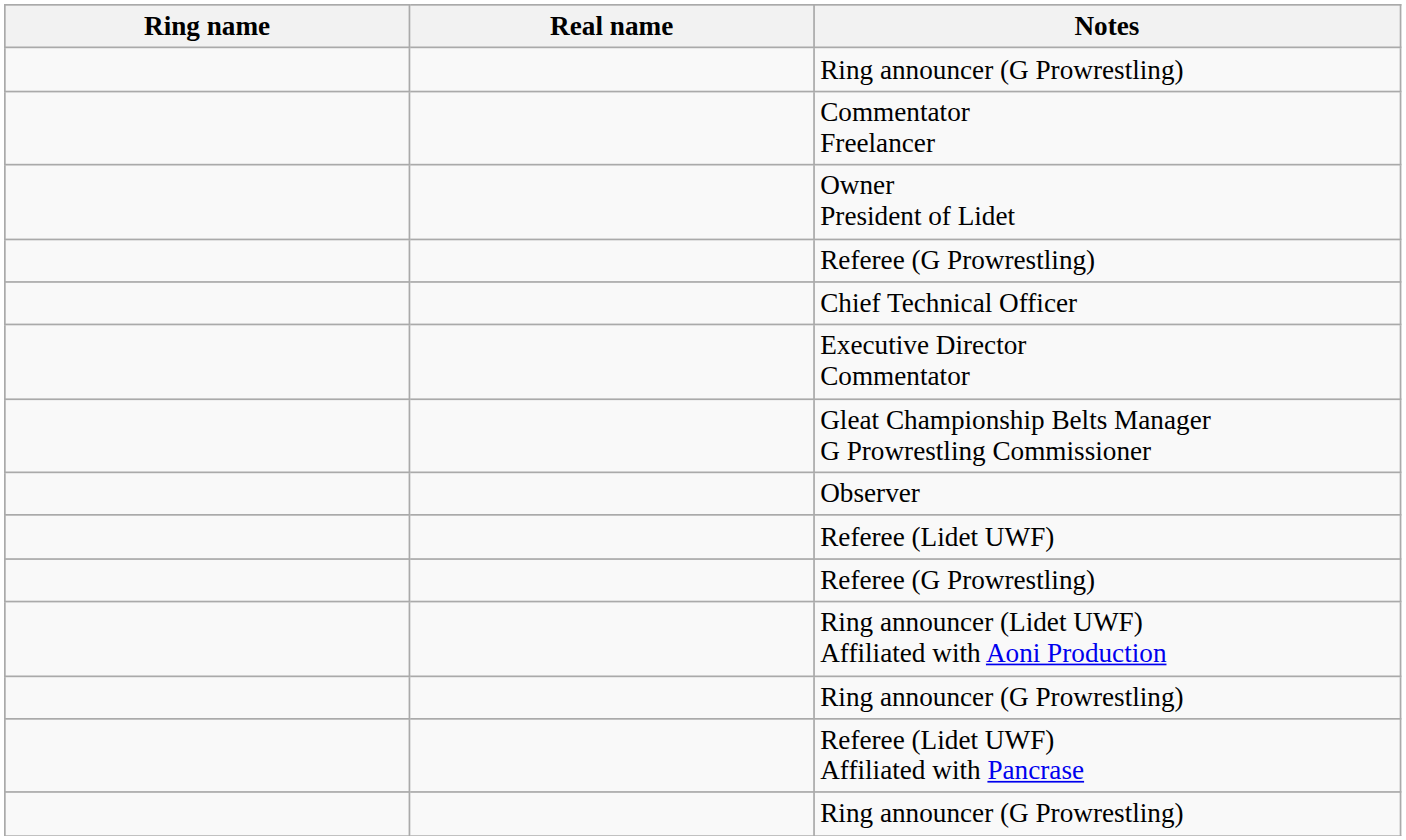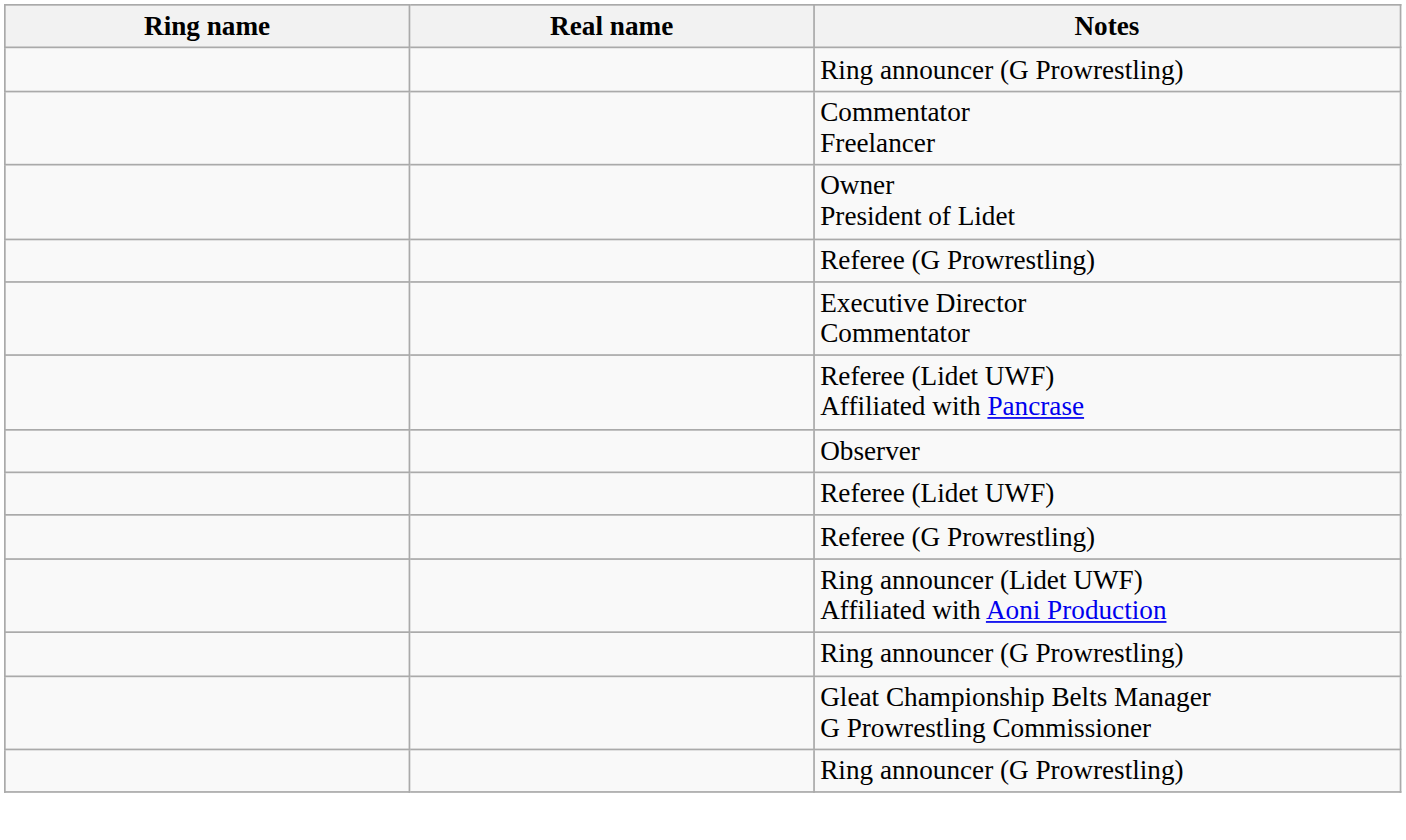- row: (207, 303)
rows swapped: (207, 435) <-> (207, 756)
